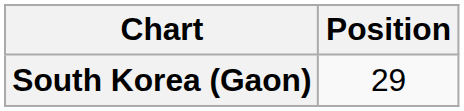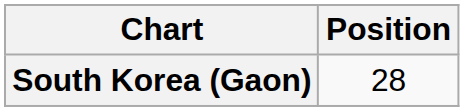(389, 79) 29 -> (389, 79) 28
